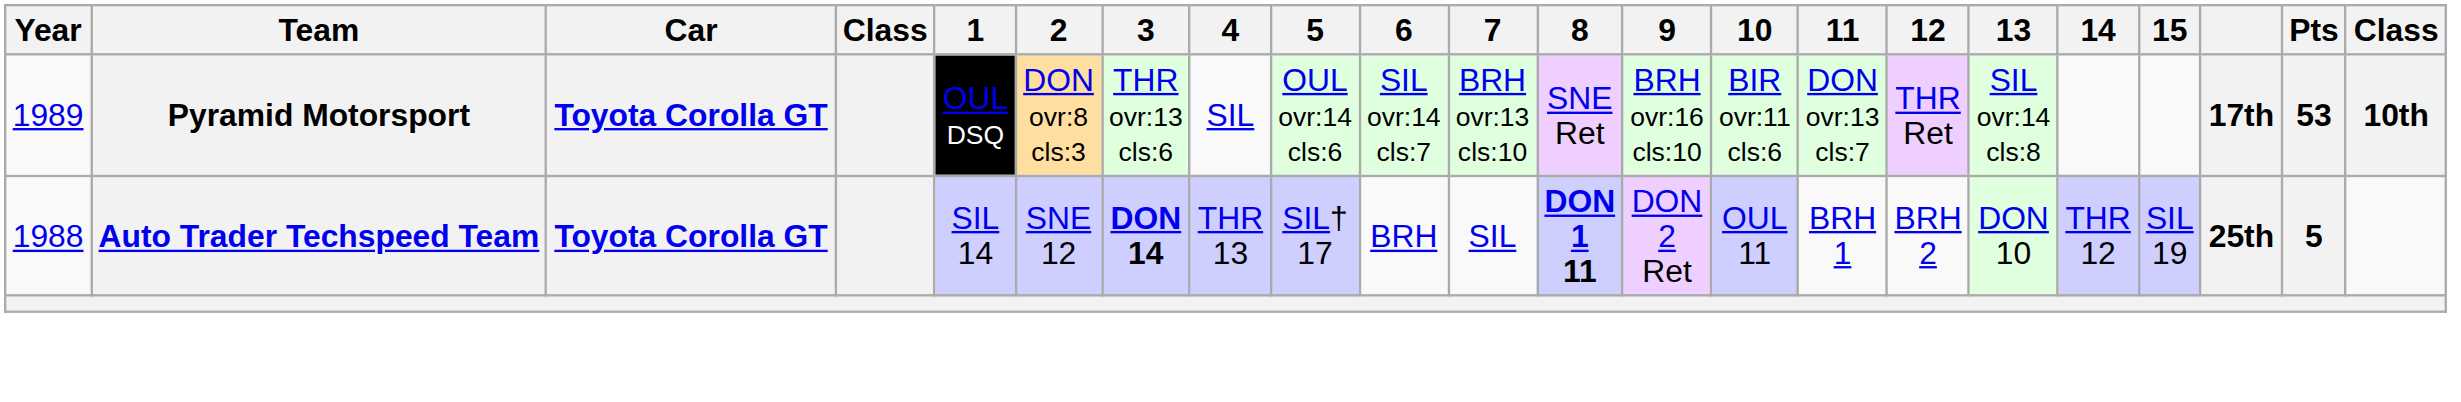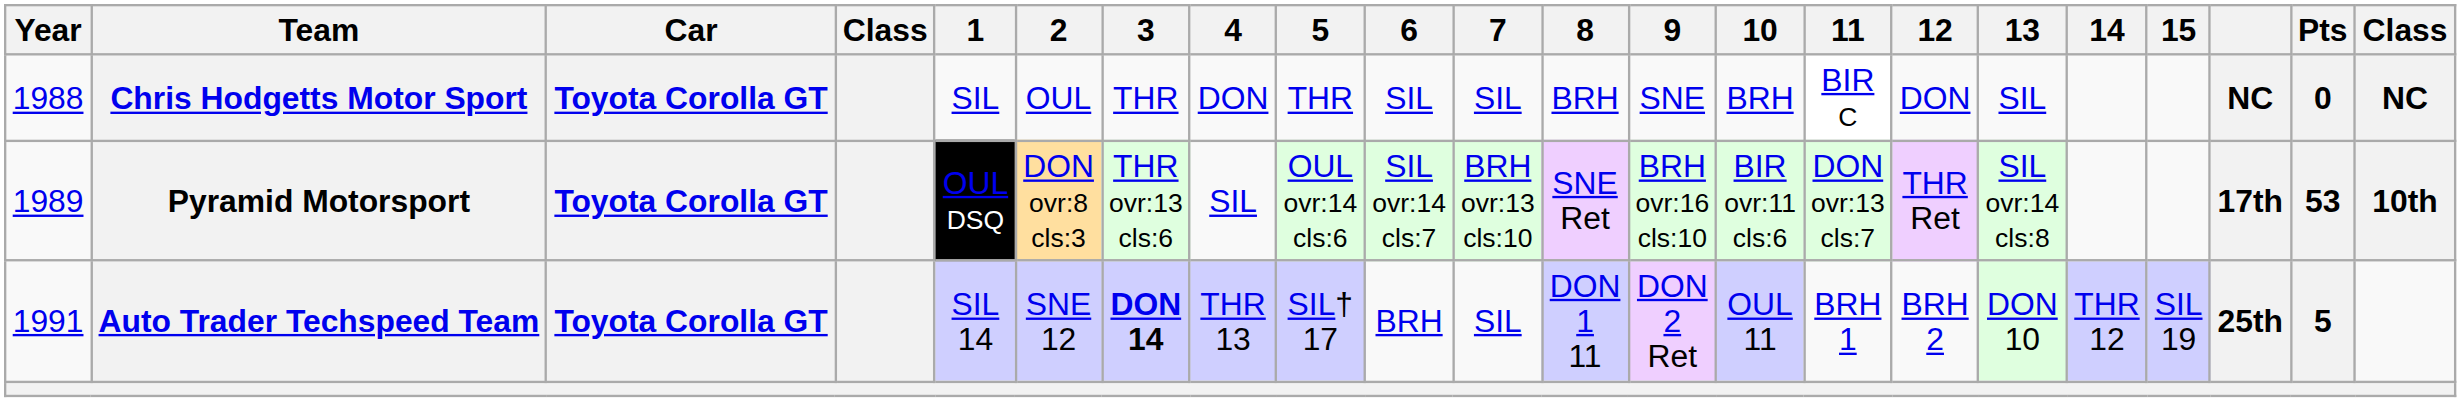+ row: (319, 98)
(48, 235) 1988 -> (48, 321) 1991
(1580, 235) bold -> (1585, 321) normal
